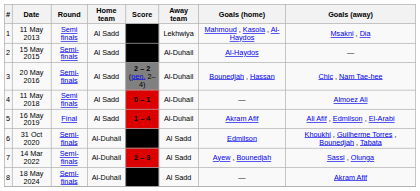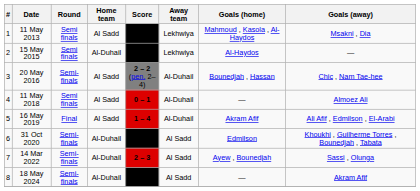(69, 53) Semi-finals -> (69, 53) Semi finals
(106, 53) Al Sadd -> (106, 53) Al-Duhail
(179, 53) Al-Duhail -> (179, 53) Lekhwiya
